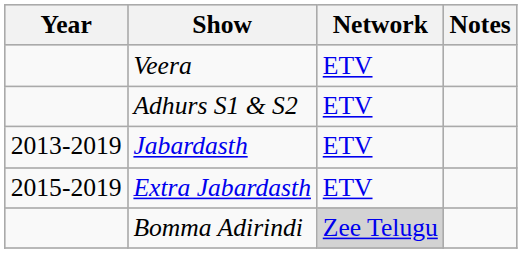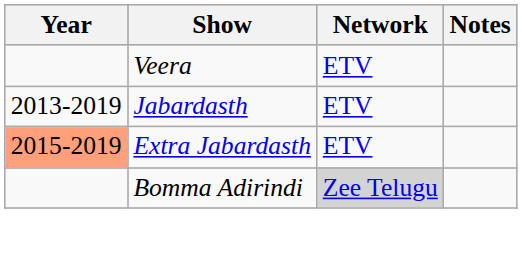- row: (216, 106)
(66, 187) no background -> (66, 146) lightsalmon background
